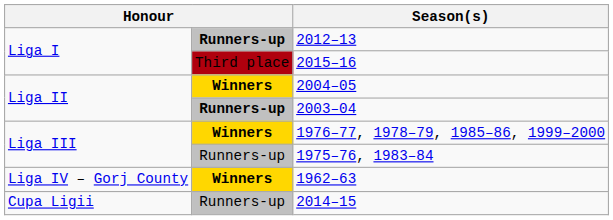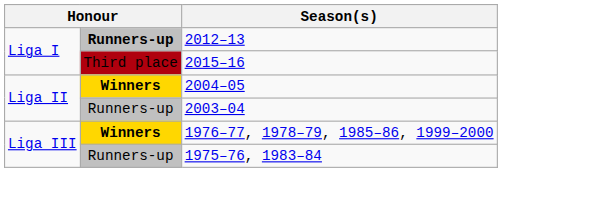(242, 109) bold -> (131, 109) normal
- row: (326, 179)
- row: (326, 203)
